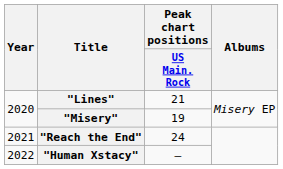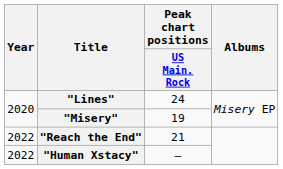(178, 100) 21 -> (178, 100) 24
(21, 137) 2021 -> (21, 137) 2022
(178, 137) 24 -> (178, 137) 21
